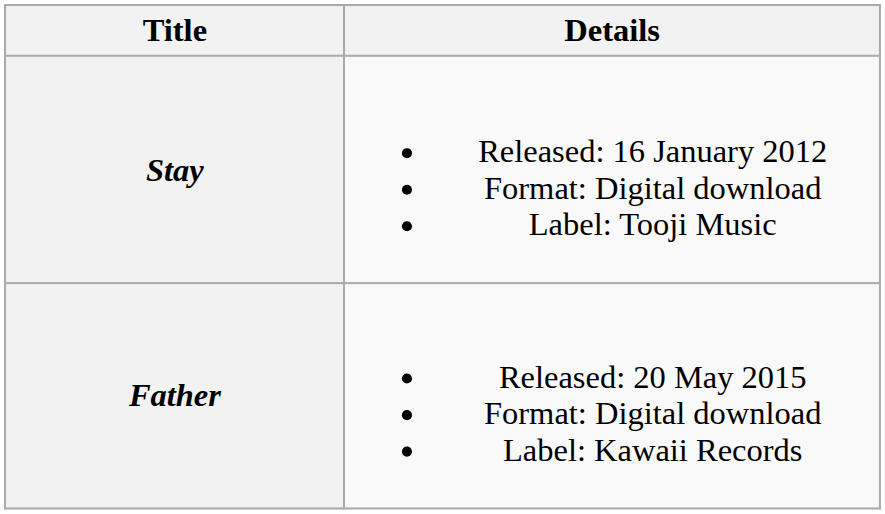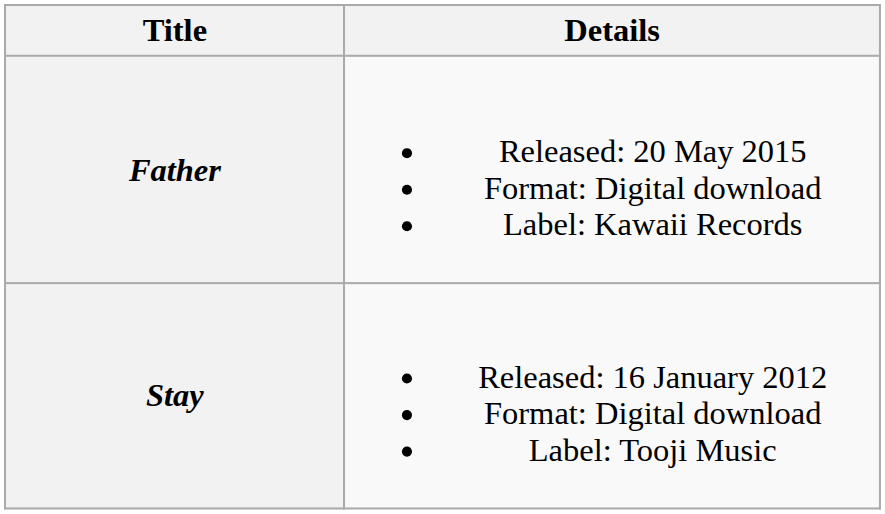rows swapped: (175, 169) <-> (175, 395)
